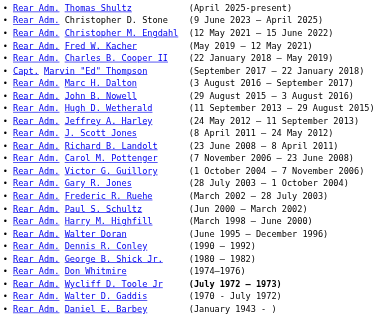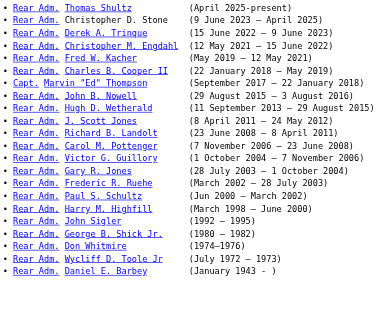+ row: (65, 33)
- row: (59, 83)
- row: (67, 121)
- row: (54, 234)
+ row: (52, 221)
- row: (65, 246)
(235, 284) bold -> (235, 259) normal
- row: (65, 296)
